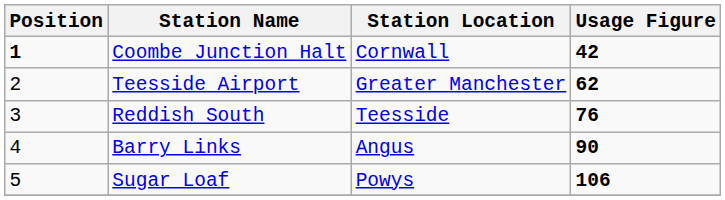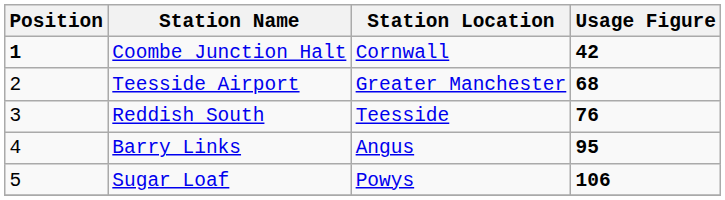(587, 84) 62 -> (587, 84) 68
(587, 148) 90 -> (587, 148) 95
